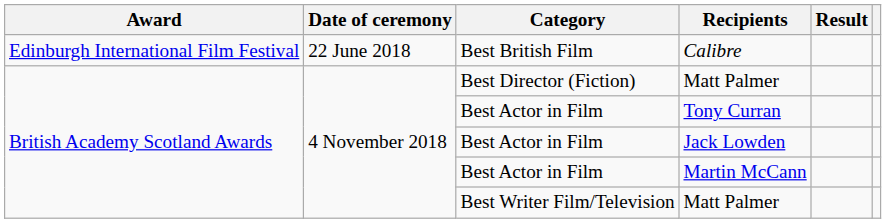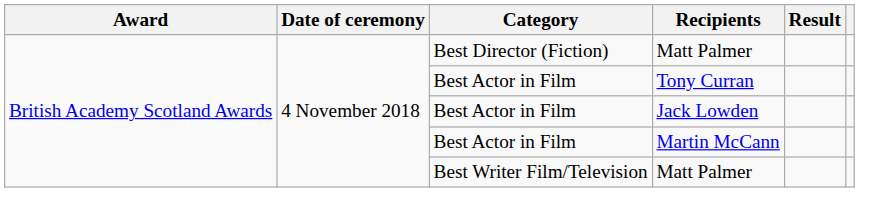- row: (527, 50)
